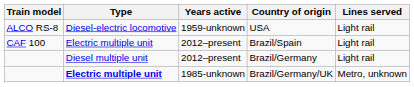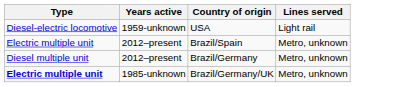- column: (34, 12)
(356, 43) Light rail -> (313, 43) Metro, unknown
(356, 58) Light rail -> (313, 58) Metro, unknown
